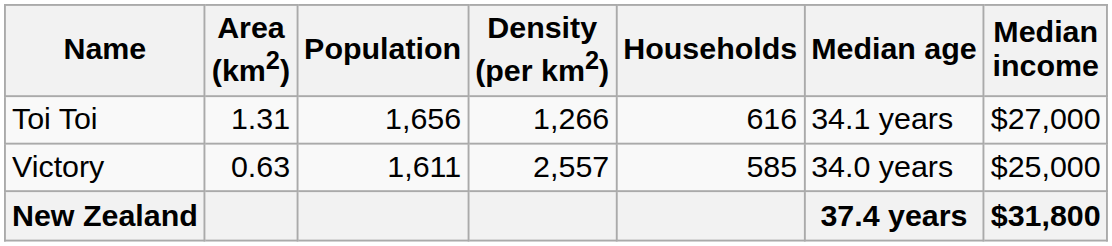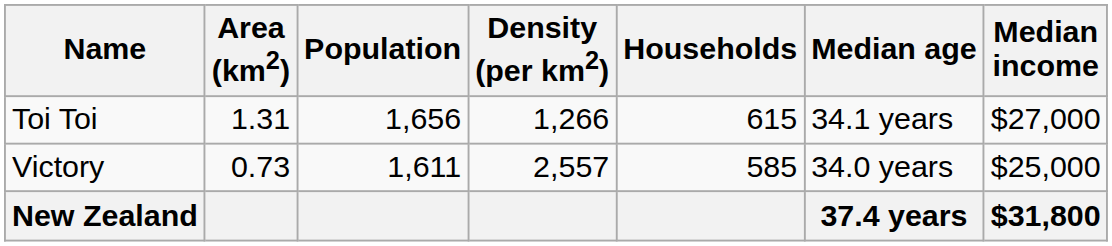(772, 119) 616 -> (772, 119) 615
(261, 167) 0.63 -> (261, 167) 0.73
